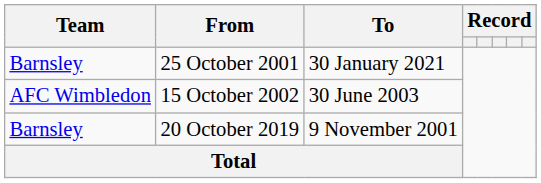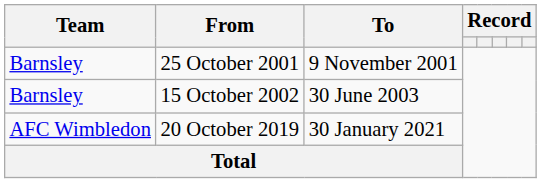(377, 63) 30 January 2021 -> (383, 63) 9 November 2001
(80, 95) AFC Wimbledon -> (46, 95) Barnsley
(46, 128) Barnsley -> (80, 128) AFC Wimbledon
(383, 128) 9 November 2001 -> (377, 128) 30 January 2021
